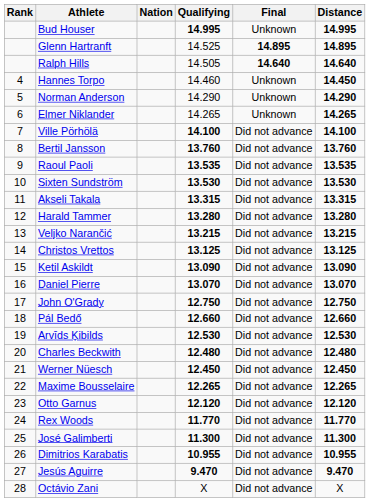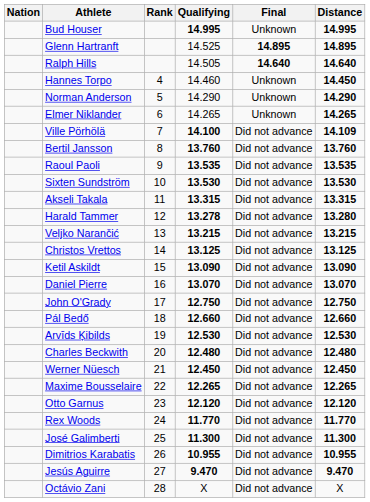columns swapped: (20, 13) <-> (156, 13)
(340, 132) 14.100 -> (340, 132) 14.109
(204, 217) 13.280 -> (204, 217) 13.278
